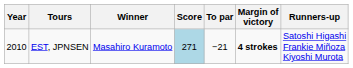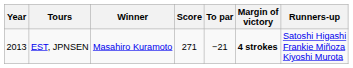(17, 47) 2010 -> (17, 47) 2013
(189, 47) lightblue background -> (189, 47) no background
